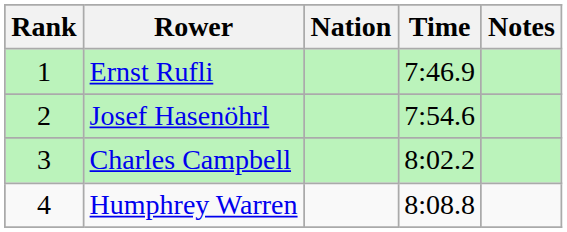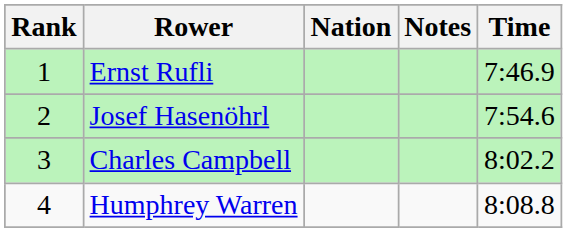columns swapped: (440, 26) <-> (521, 26)
